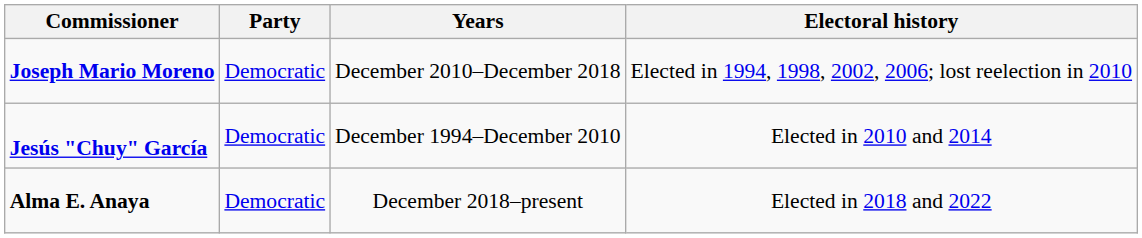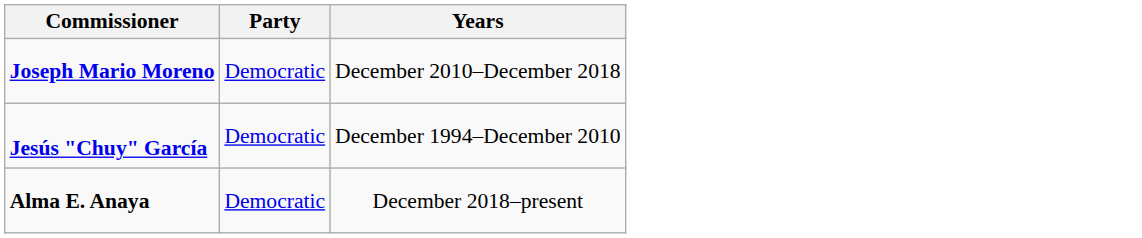- column: (881, 21)
